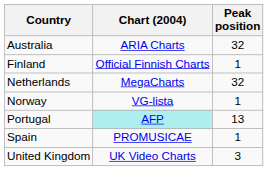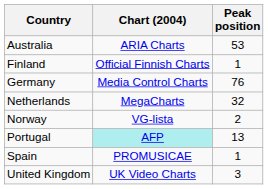(238, 45) 32 -> (238, 45) 53
+ row: (31, 82)
(238, 100) 1 -> (238, 119) 2
